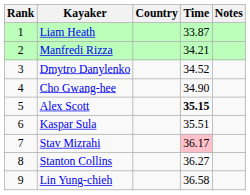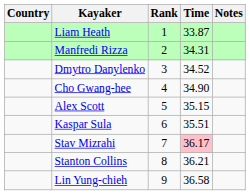columns swapped: (21, 13) <-> (157, 13)
(196, 50) 34.21 -> (196, 50) 34.31
(196, 106) bold -> (196, 106) normal
(196, 161) 36.27 -> (196, 161) 36.21
